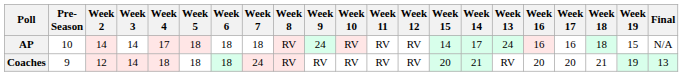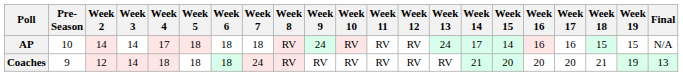columns swapped: (508, 20) <-> (445, 20)
(601, 44) 18 -> (601, 44) 15
